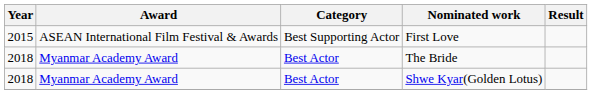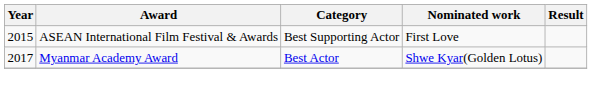- row: (431, 57)
(20, 79) 2018 -> (20, 57) 2017
